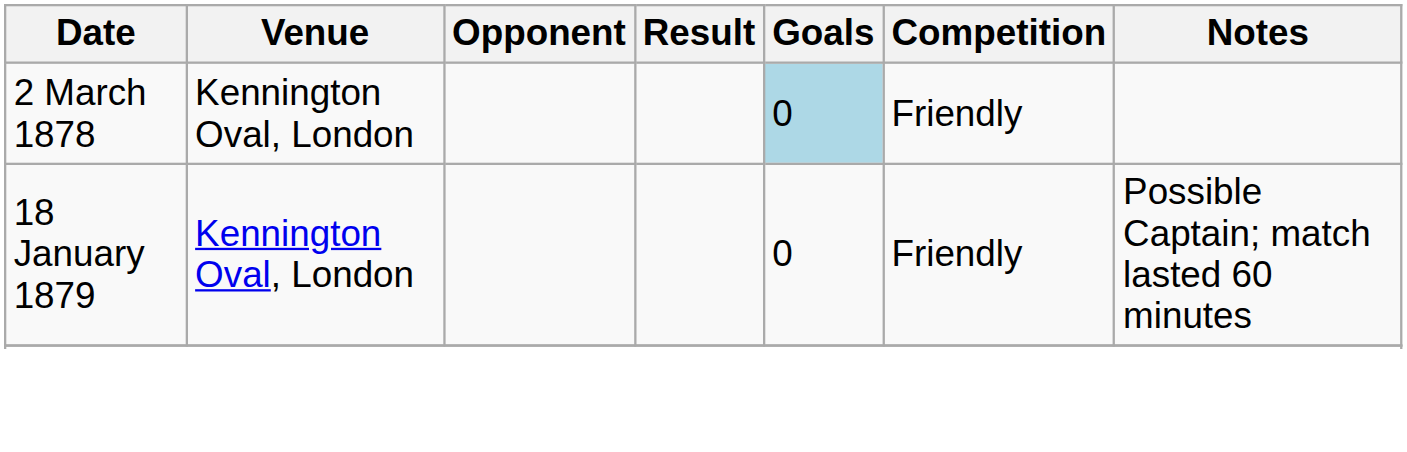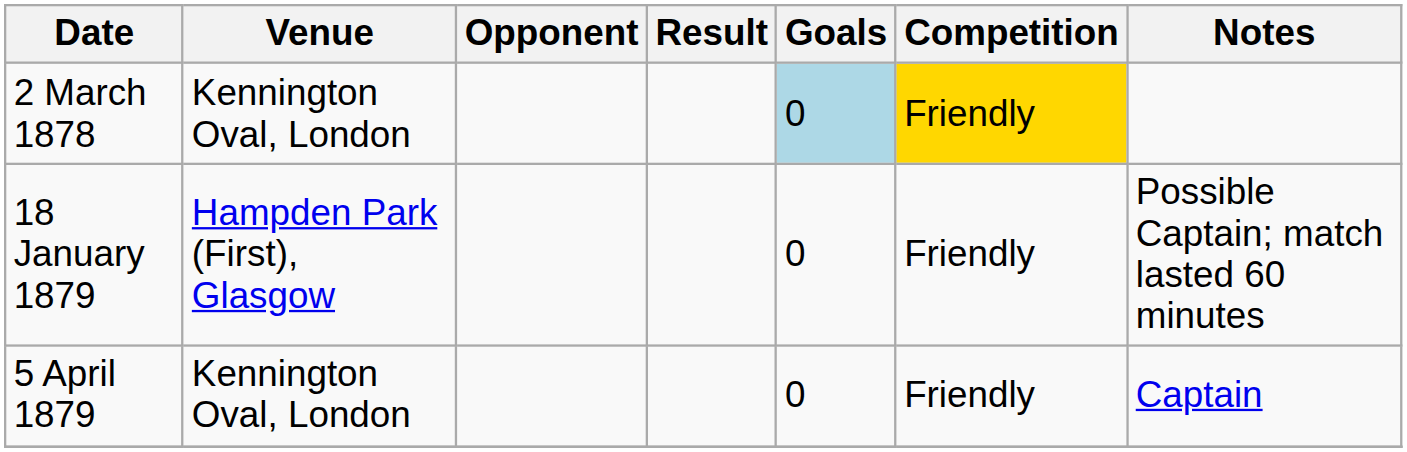(957, 112) no background -> (970, 112) gold background
(305, 253) Kennington Oval, London -> (315, 253) Hampden Park (First), Glasgow
+ row: (65, 395)
